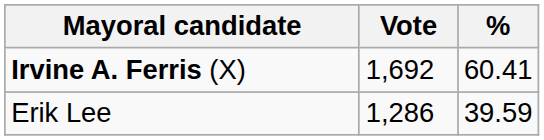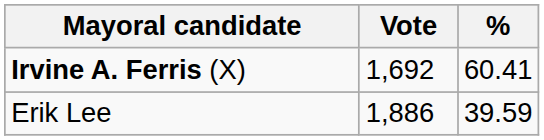(400, 112) 1,286 -> (400, 112) 1,886
